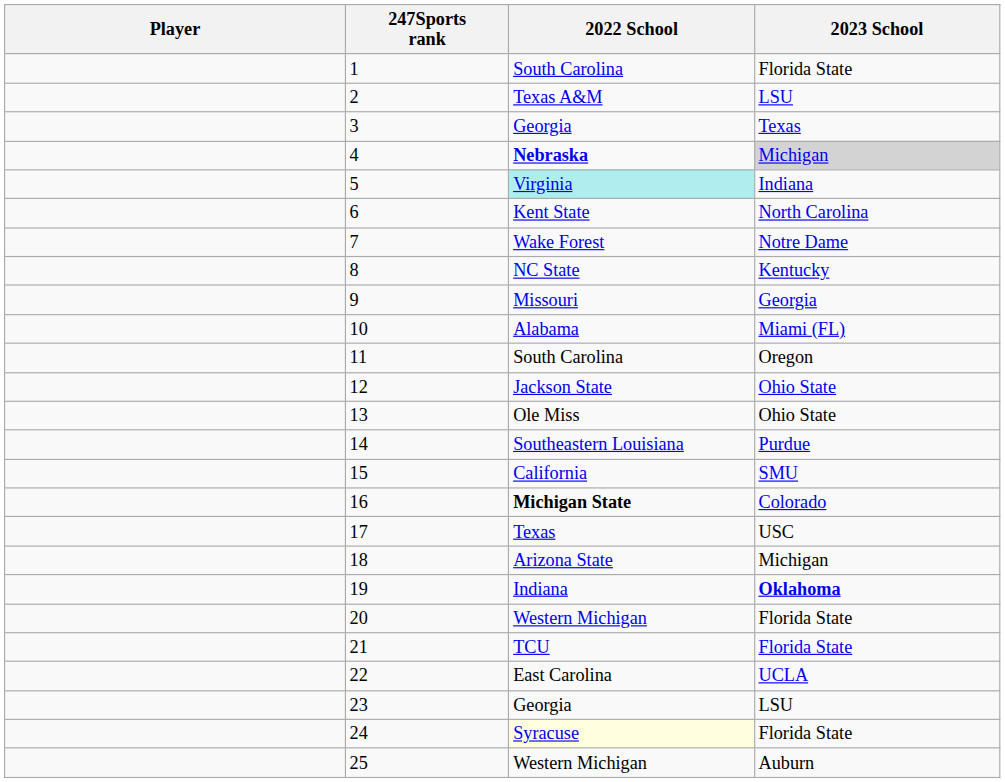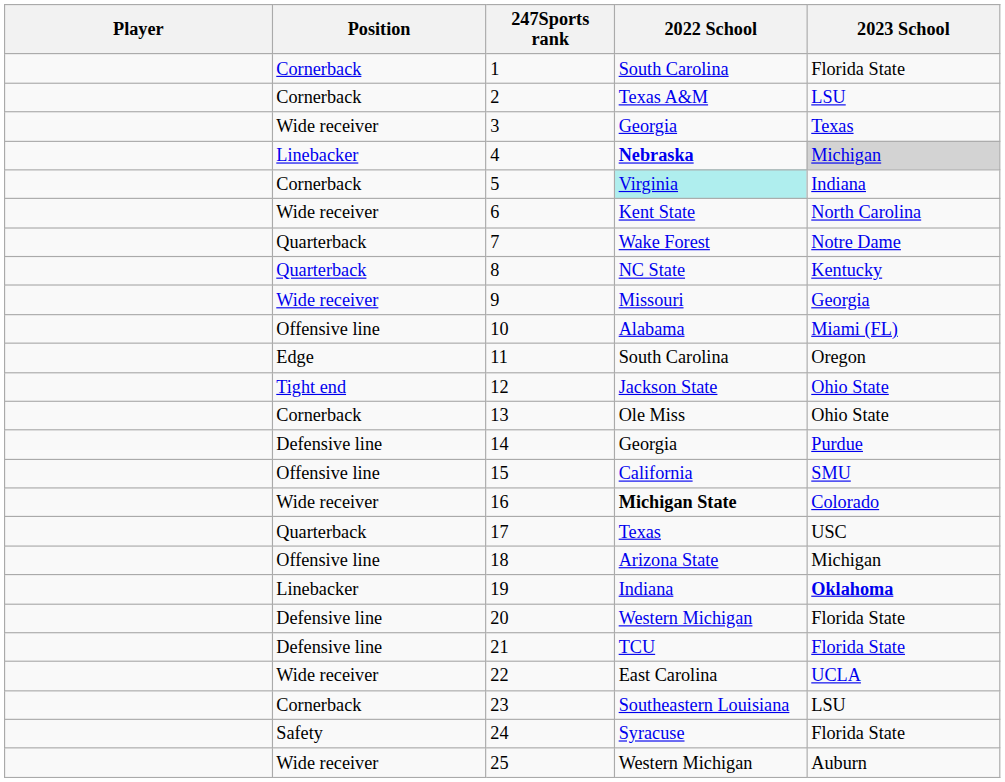+ column: (379, 29)
(598, 444) Southeastern Louisiana -> (648, 444) Georgia
(542, 704) Georgia -> (704, 704) Southeastern Louisiana
(546, 733) lightyellow background -> (652, 733) no background
